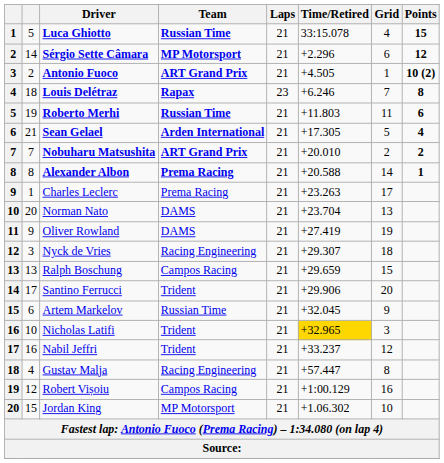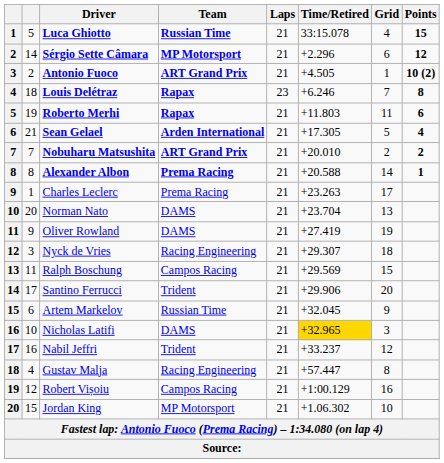(196, 112) Russian Time -> (177, 112) Rapax
(31, 270) 13 -> (31, 270) 11
(321, 270) +29.659 -> (321, 270) +29.569
(178, 329) Trident -> (178, 329) DAMS
